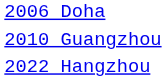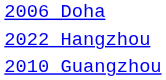rows swapped: (83, 39) <-> (77, 67)
